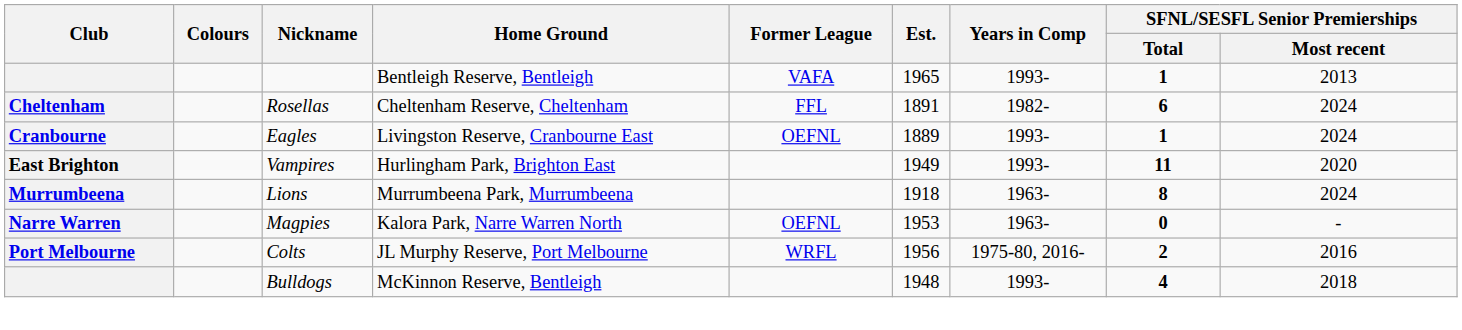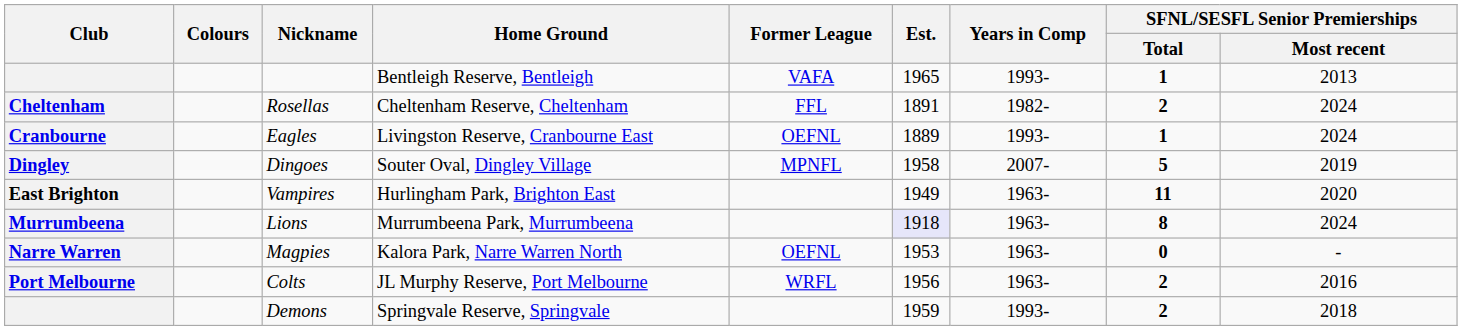(1163, 106) 6 -> (1163, 106) 2
+ row: (297, 164)
(1028, 164) 1993- -> (1028, 194) 1963-
(921, 194) no background -> (921, 223) lavender background
(1028, 252) 1975-80, 2016- -> (1028, 281) 1963-
+ row: (297, 310)
- row: (299, 281)
